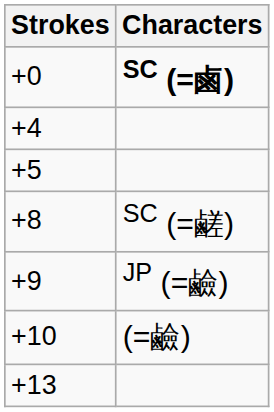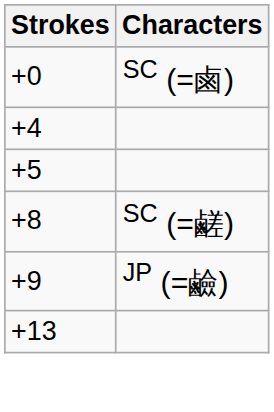(178, 75) bold -> (178, 75) normal
- row: (34, 336)
